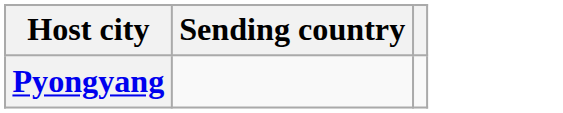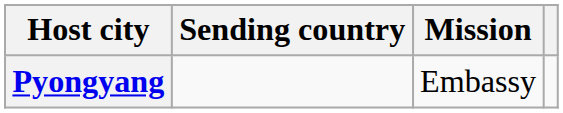+ column: (478, 30)
